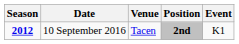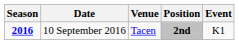(22, 31) 2012 -> (22, 31) 2016
